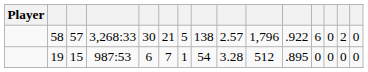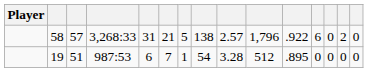(149, 36) 30 -> (149, 36) 31
(77, 57) 15 -> (77, 57) 51
